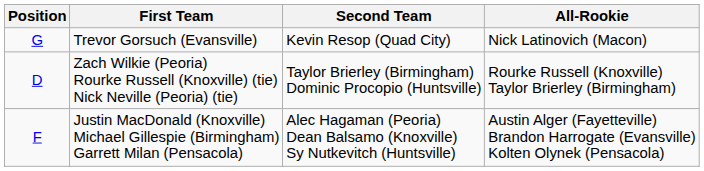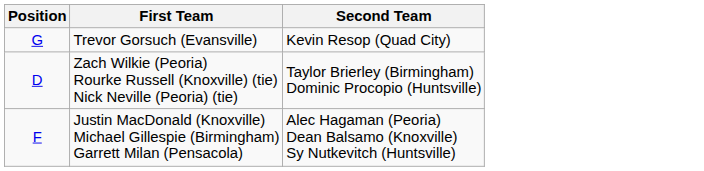- column: (592, 16)
